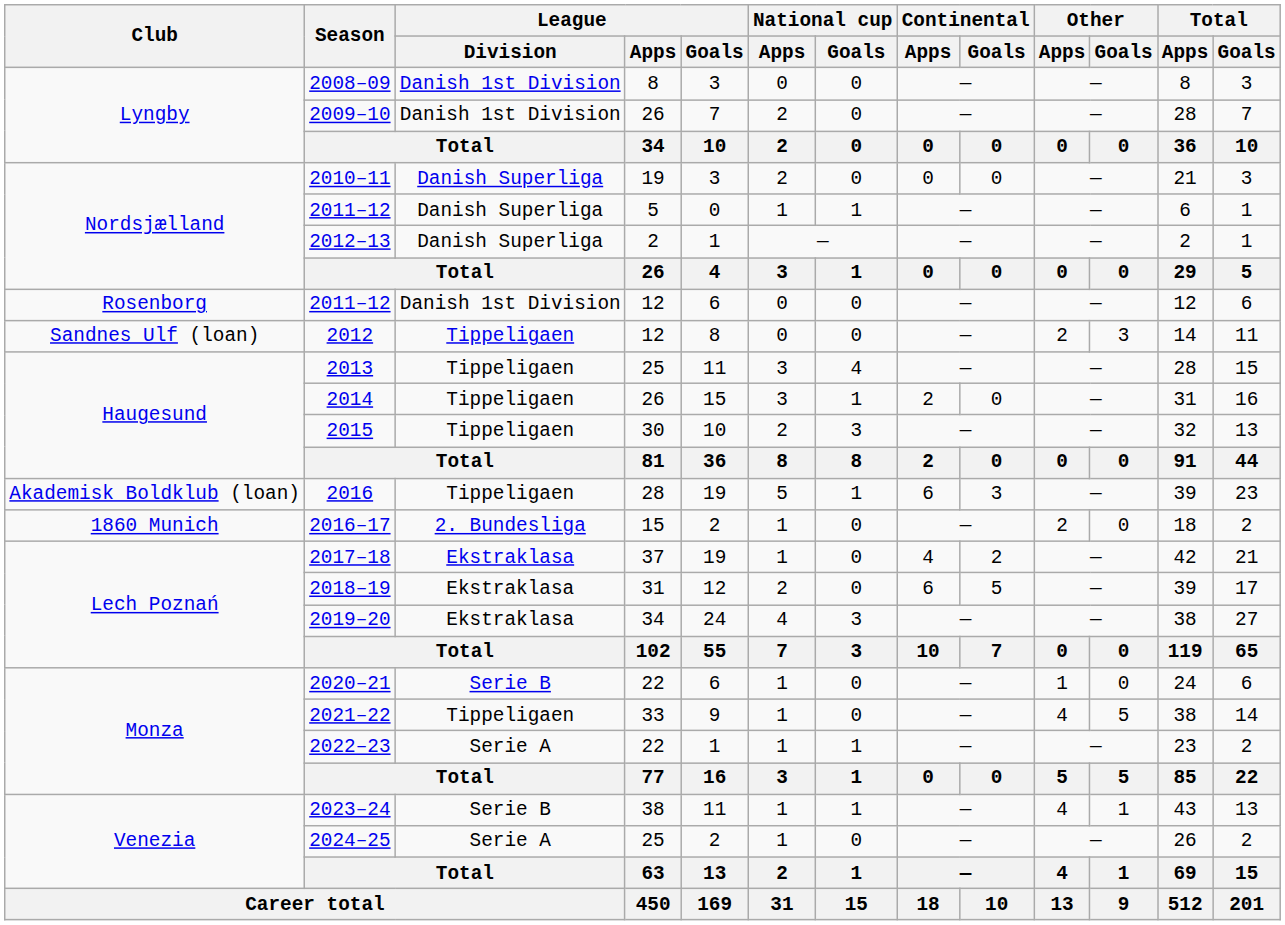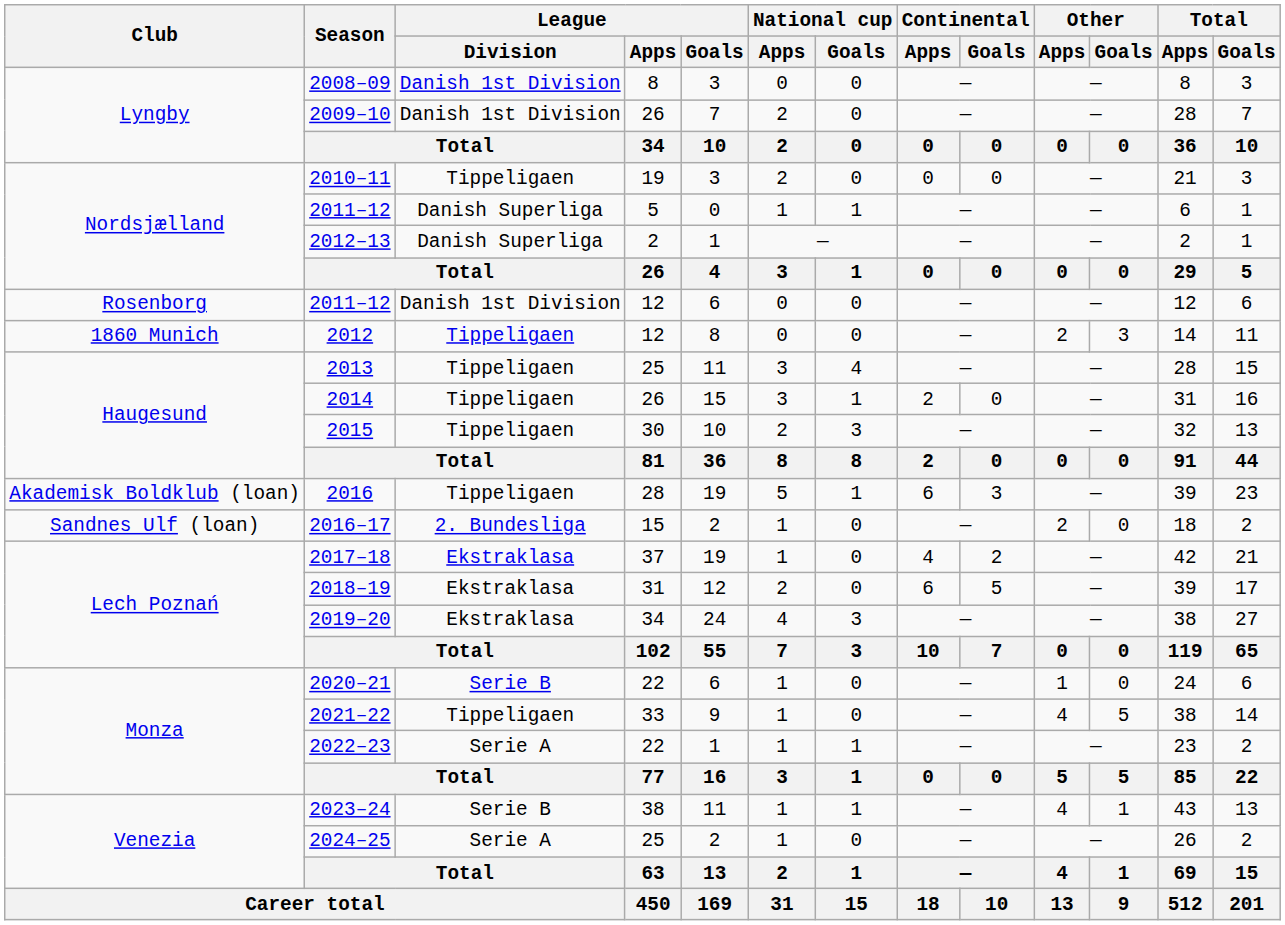(510, 178) Danish Superliga -> (510, 178) Tippeligaen
(155, 336) Sandnes Ulf (loan) -> (155, 336) 1860 Munich
(155, 526) 1860 Munich -> (155, 526) Sandnes Ulf (loan)
